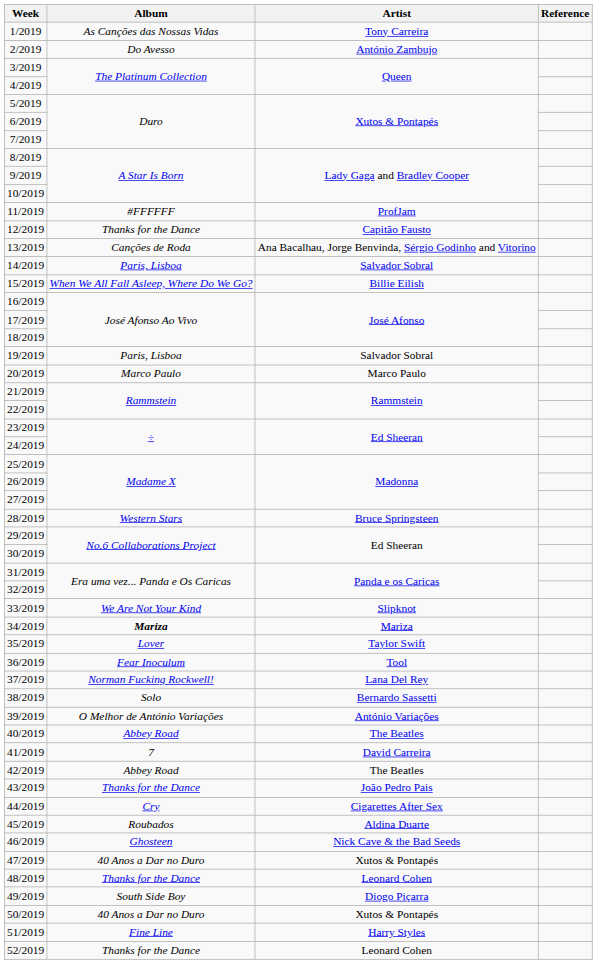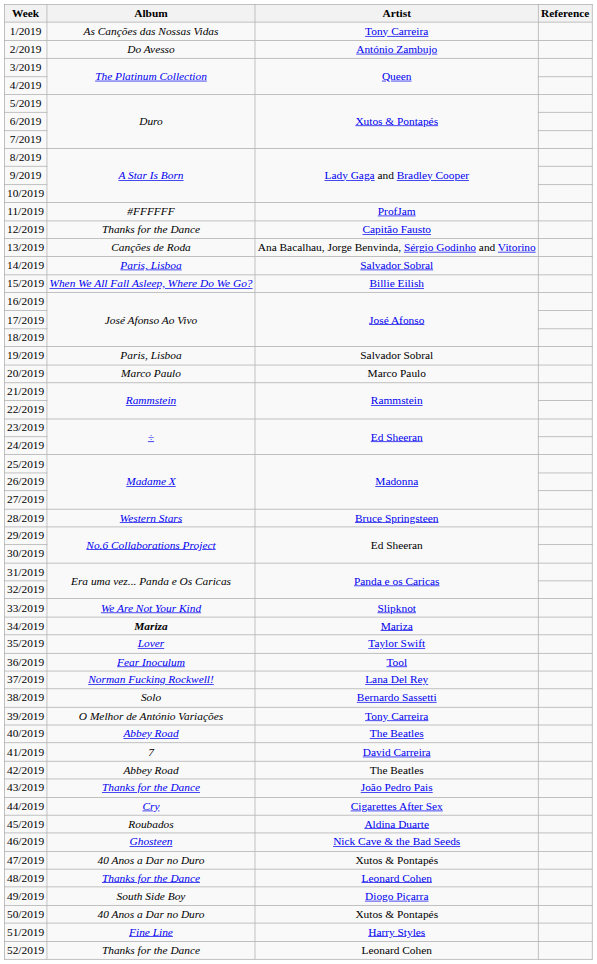(397, 716) António Variações -> (397, 716) Tony Carreira
